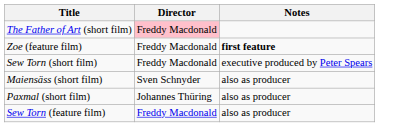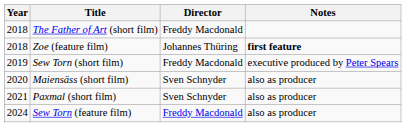+ column: (17, 12)
(177, 29) pink background -> (203, 29) no background
(177, 46) Freddy Macdonald -> (200, 46) Johannes Thüring
(174, 96) Johannes Thüring -> (195, 96) Sven Schnyder
